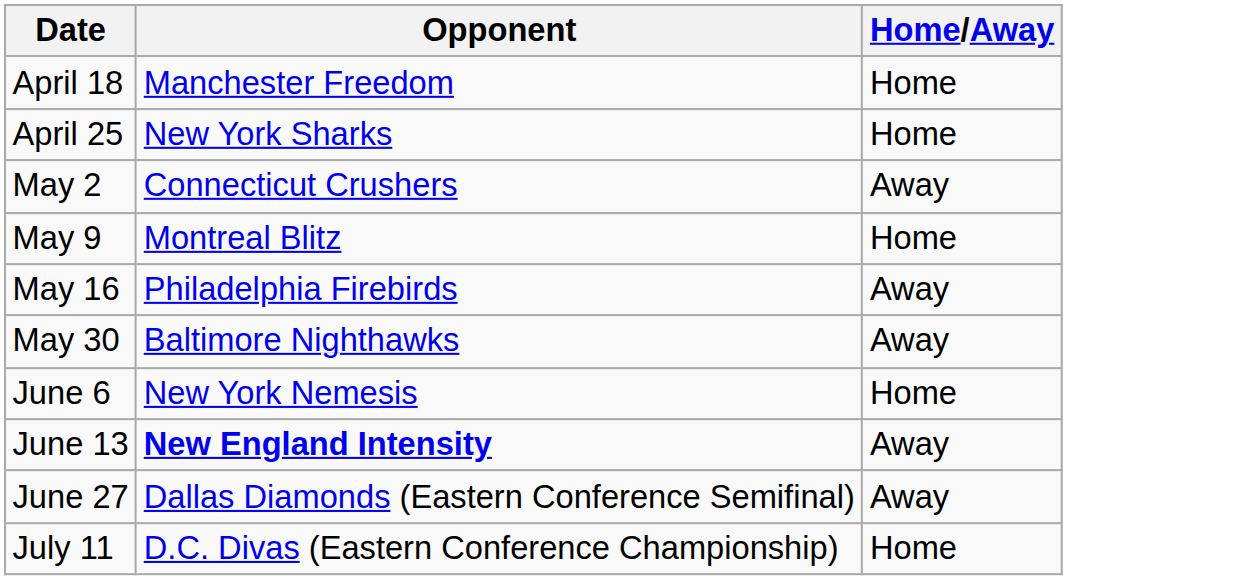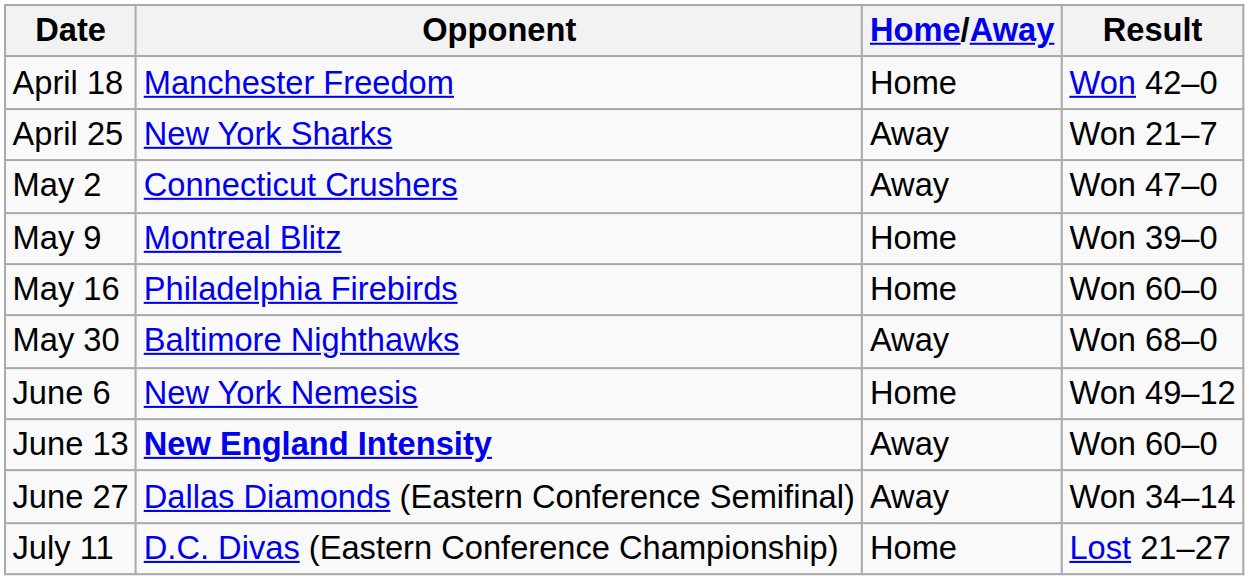+ column: (1153, 30)
(913, 133) Home -> (910, 133) Away
(910, 289) Away -> (913, 289) Home
